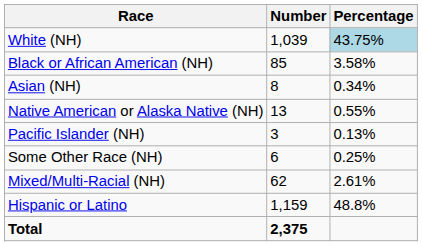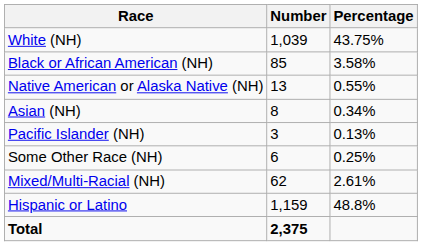(359, 39) lightblue background -> (359, 39) no background
rows swapped: (136, 110) <-> (44, 87)
